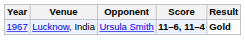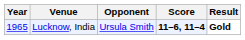(17, 27) 1967 -> (17, 27) 1965
